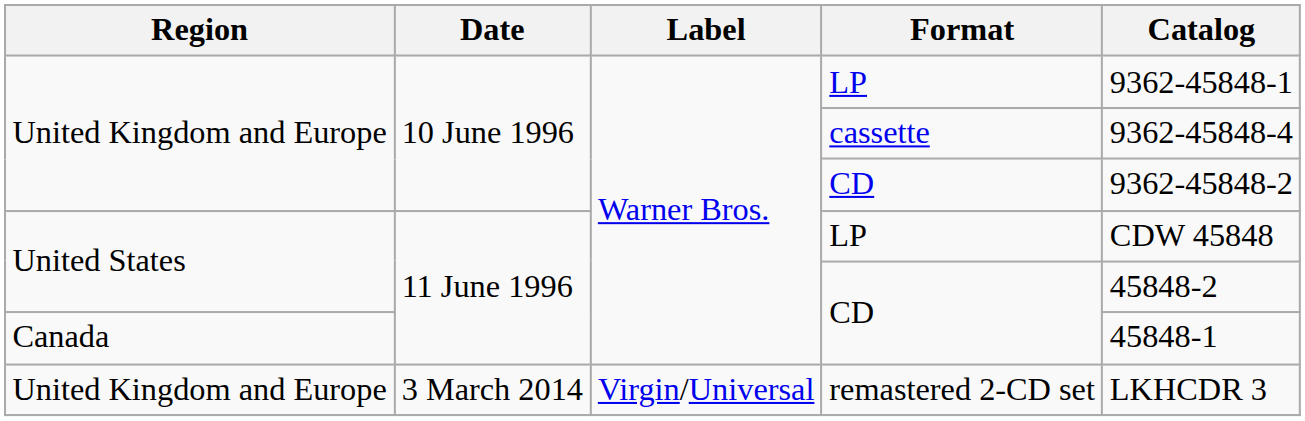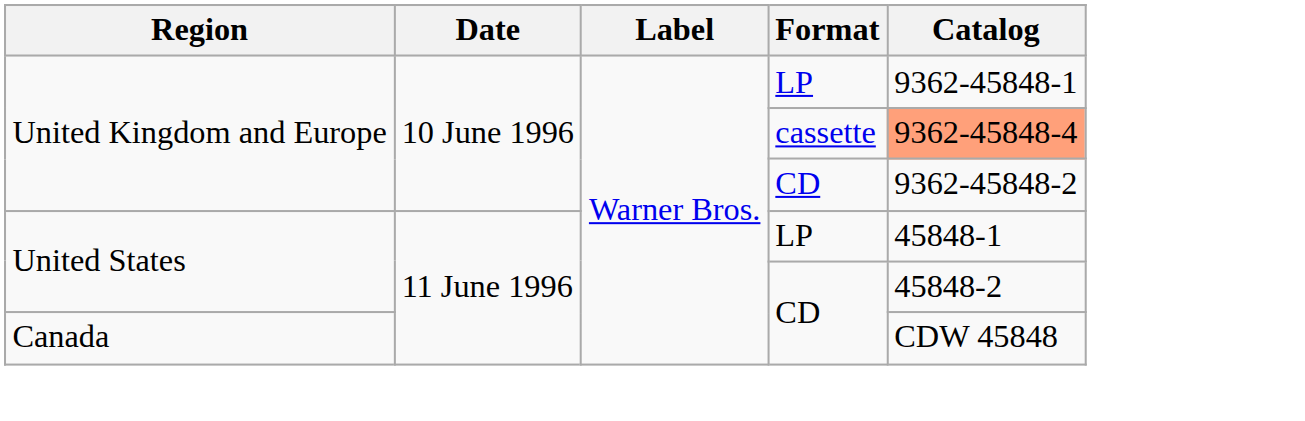(1201, 132) no background -> (986, 132) lightsalmon background
(1192, 235) CDW 45848 -> (948, 235) 45848-1
(1164, 337) 45848-1 -> (976, 337) CDW 45848
- row: (200, 388)
